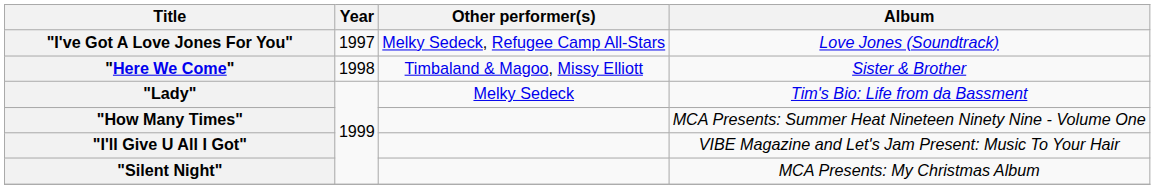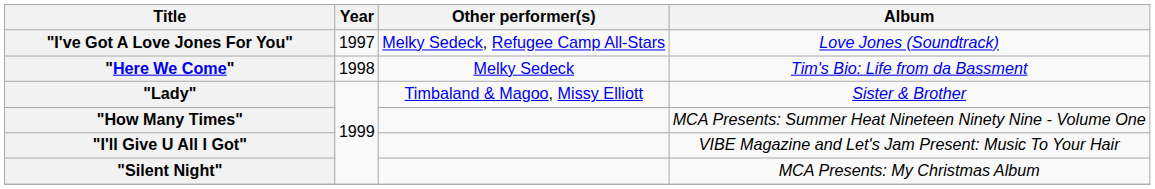(524, 68) Timbaland & Magoo, Missy Elliott -> (524, 68) Melky Sedeck
(909, 68) Sister & Brother -> (909, 68) Tim's Bio: Life from da Bassment
(524, 94) Melky Sedeck -> (524, 94) Timbaland & Magoo, Missy Elliott
(909, 94) Tim's Bio: Life from da Bassment -> (909, 94) Sister & Brother
